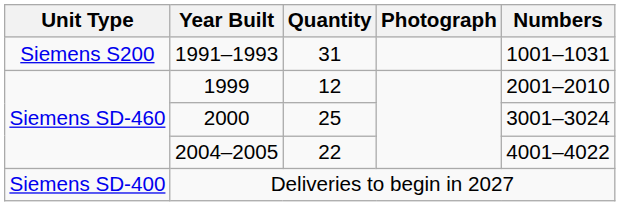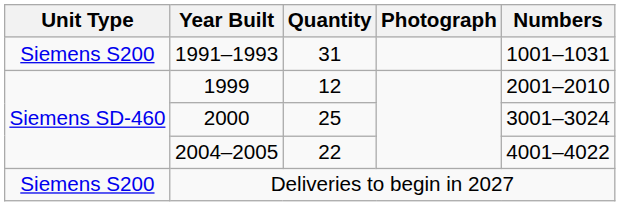(87, 184) Siemens SD-400 -> (87, 184) Siemens S200
